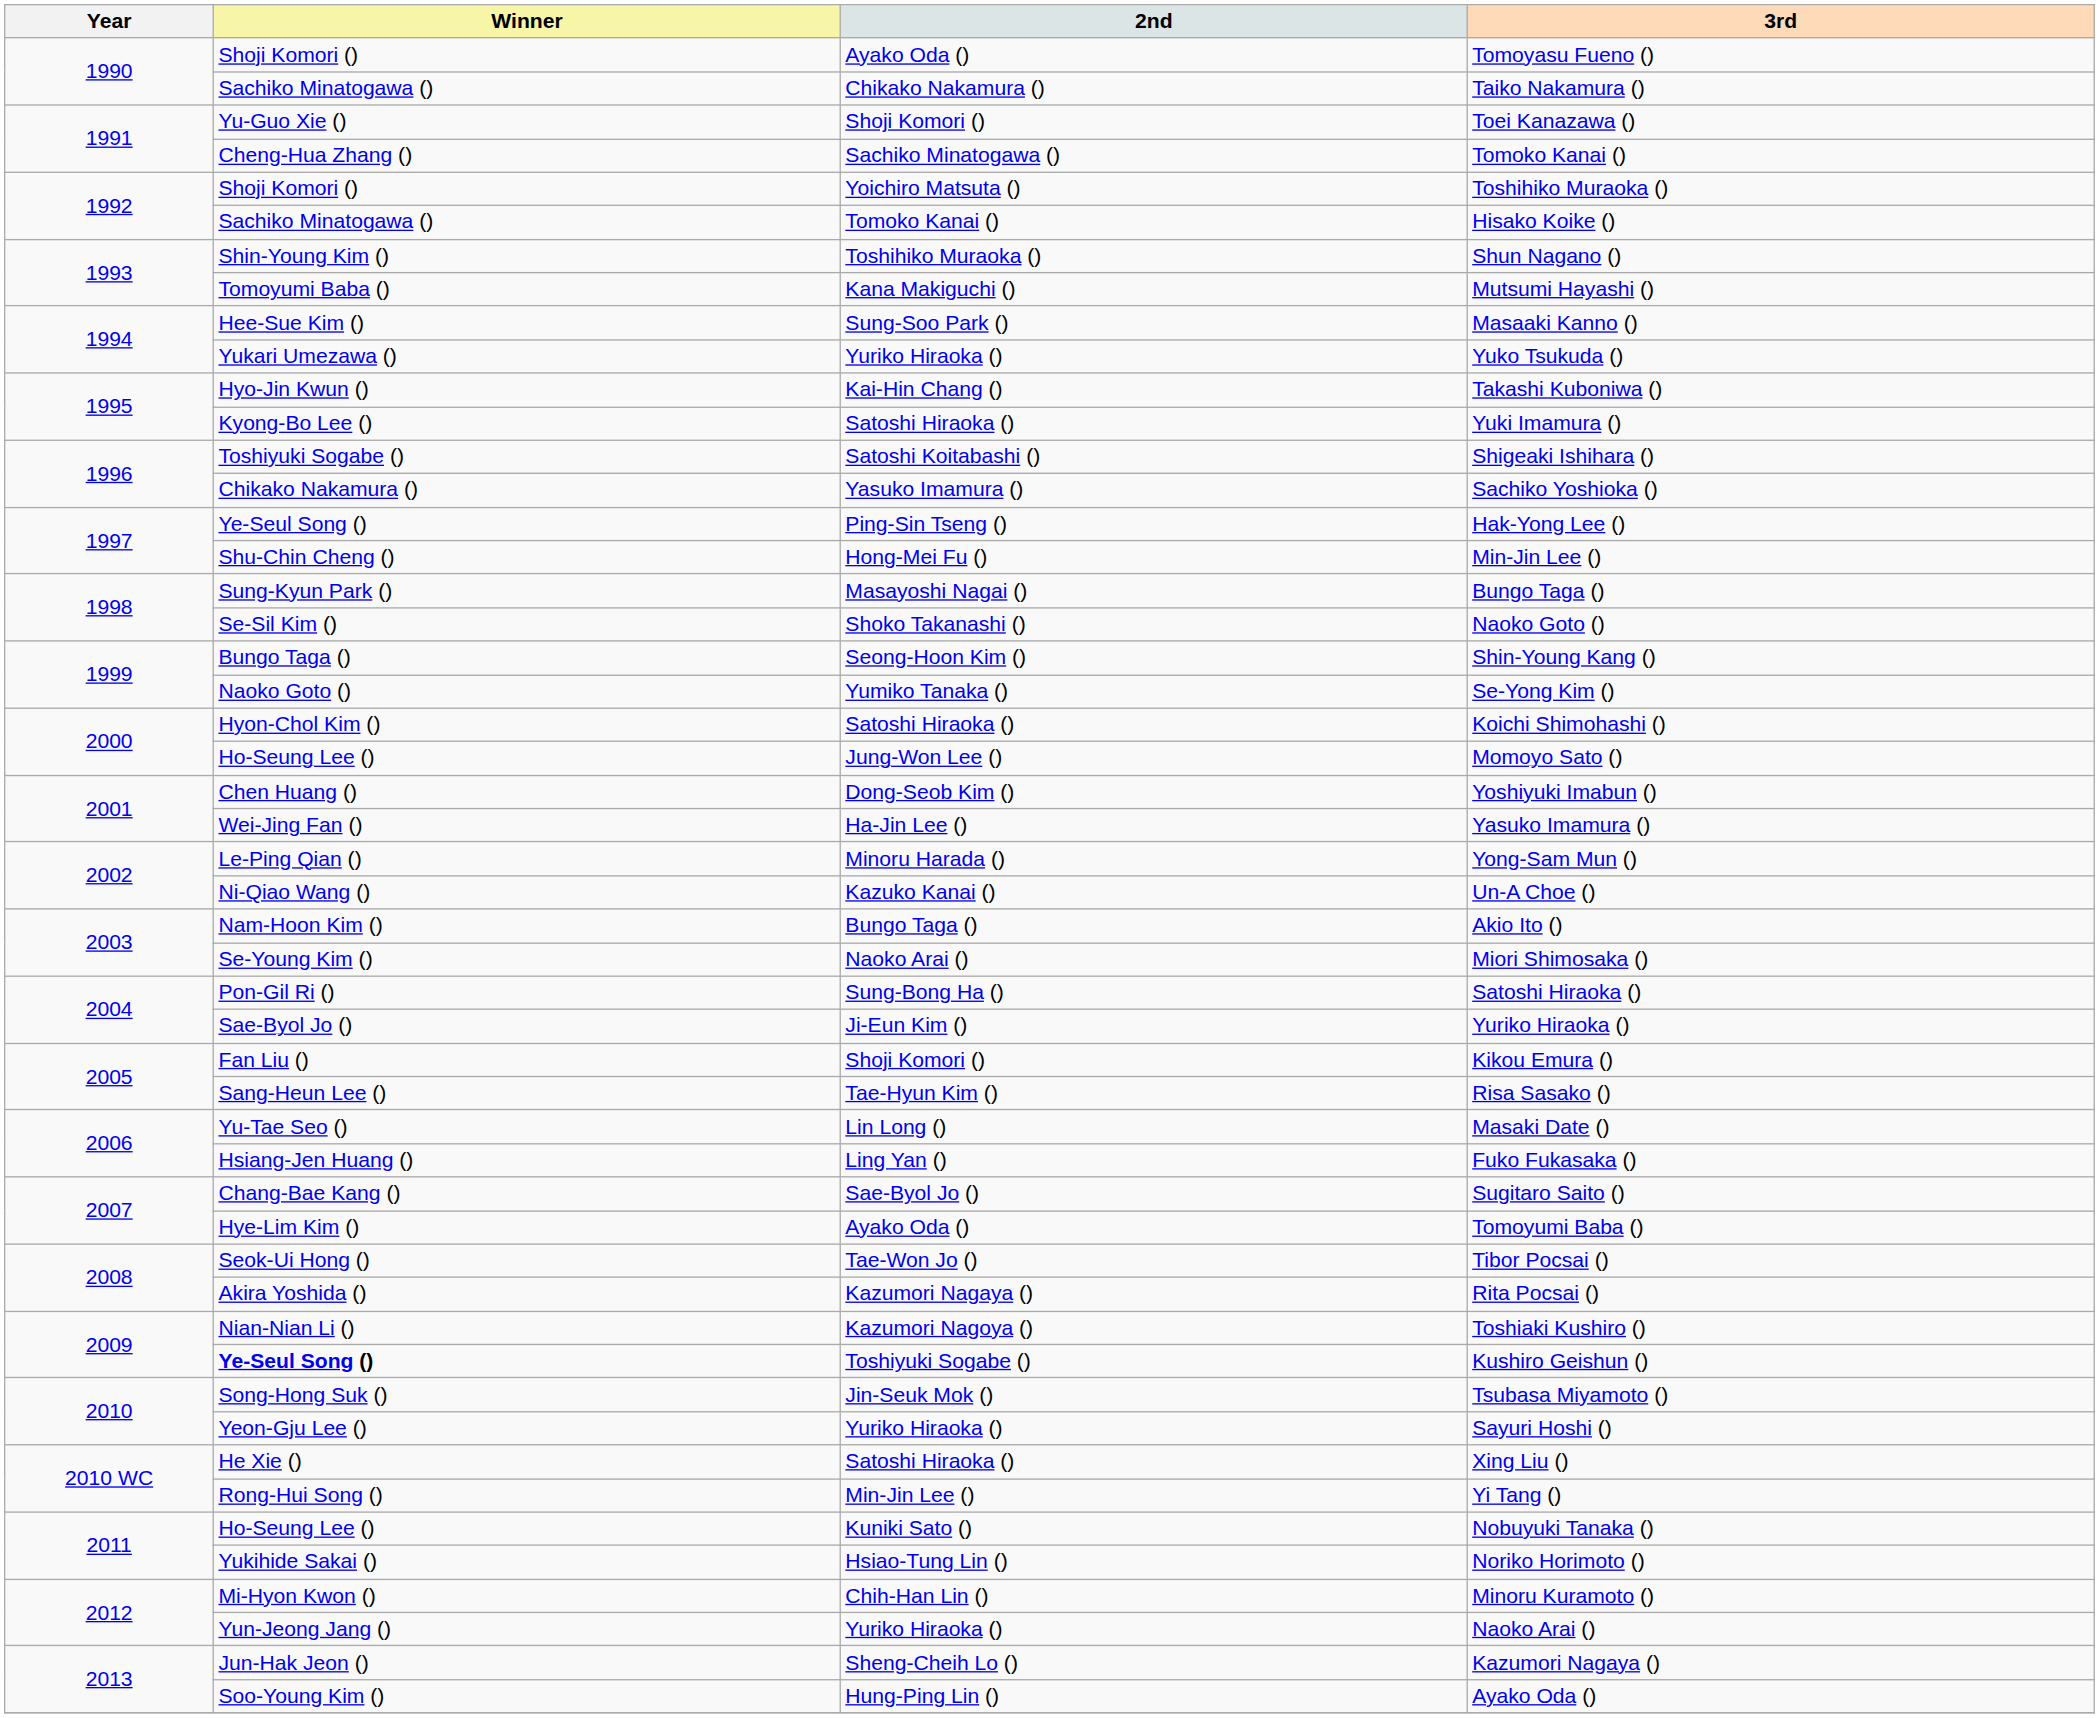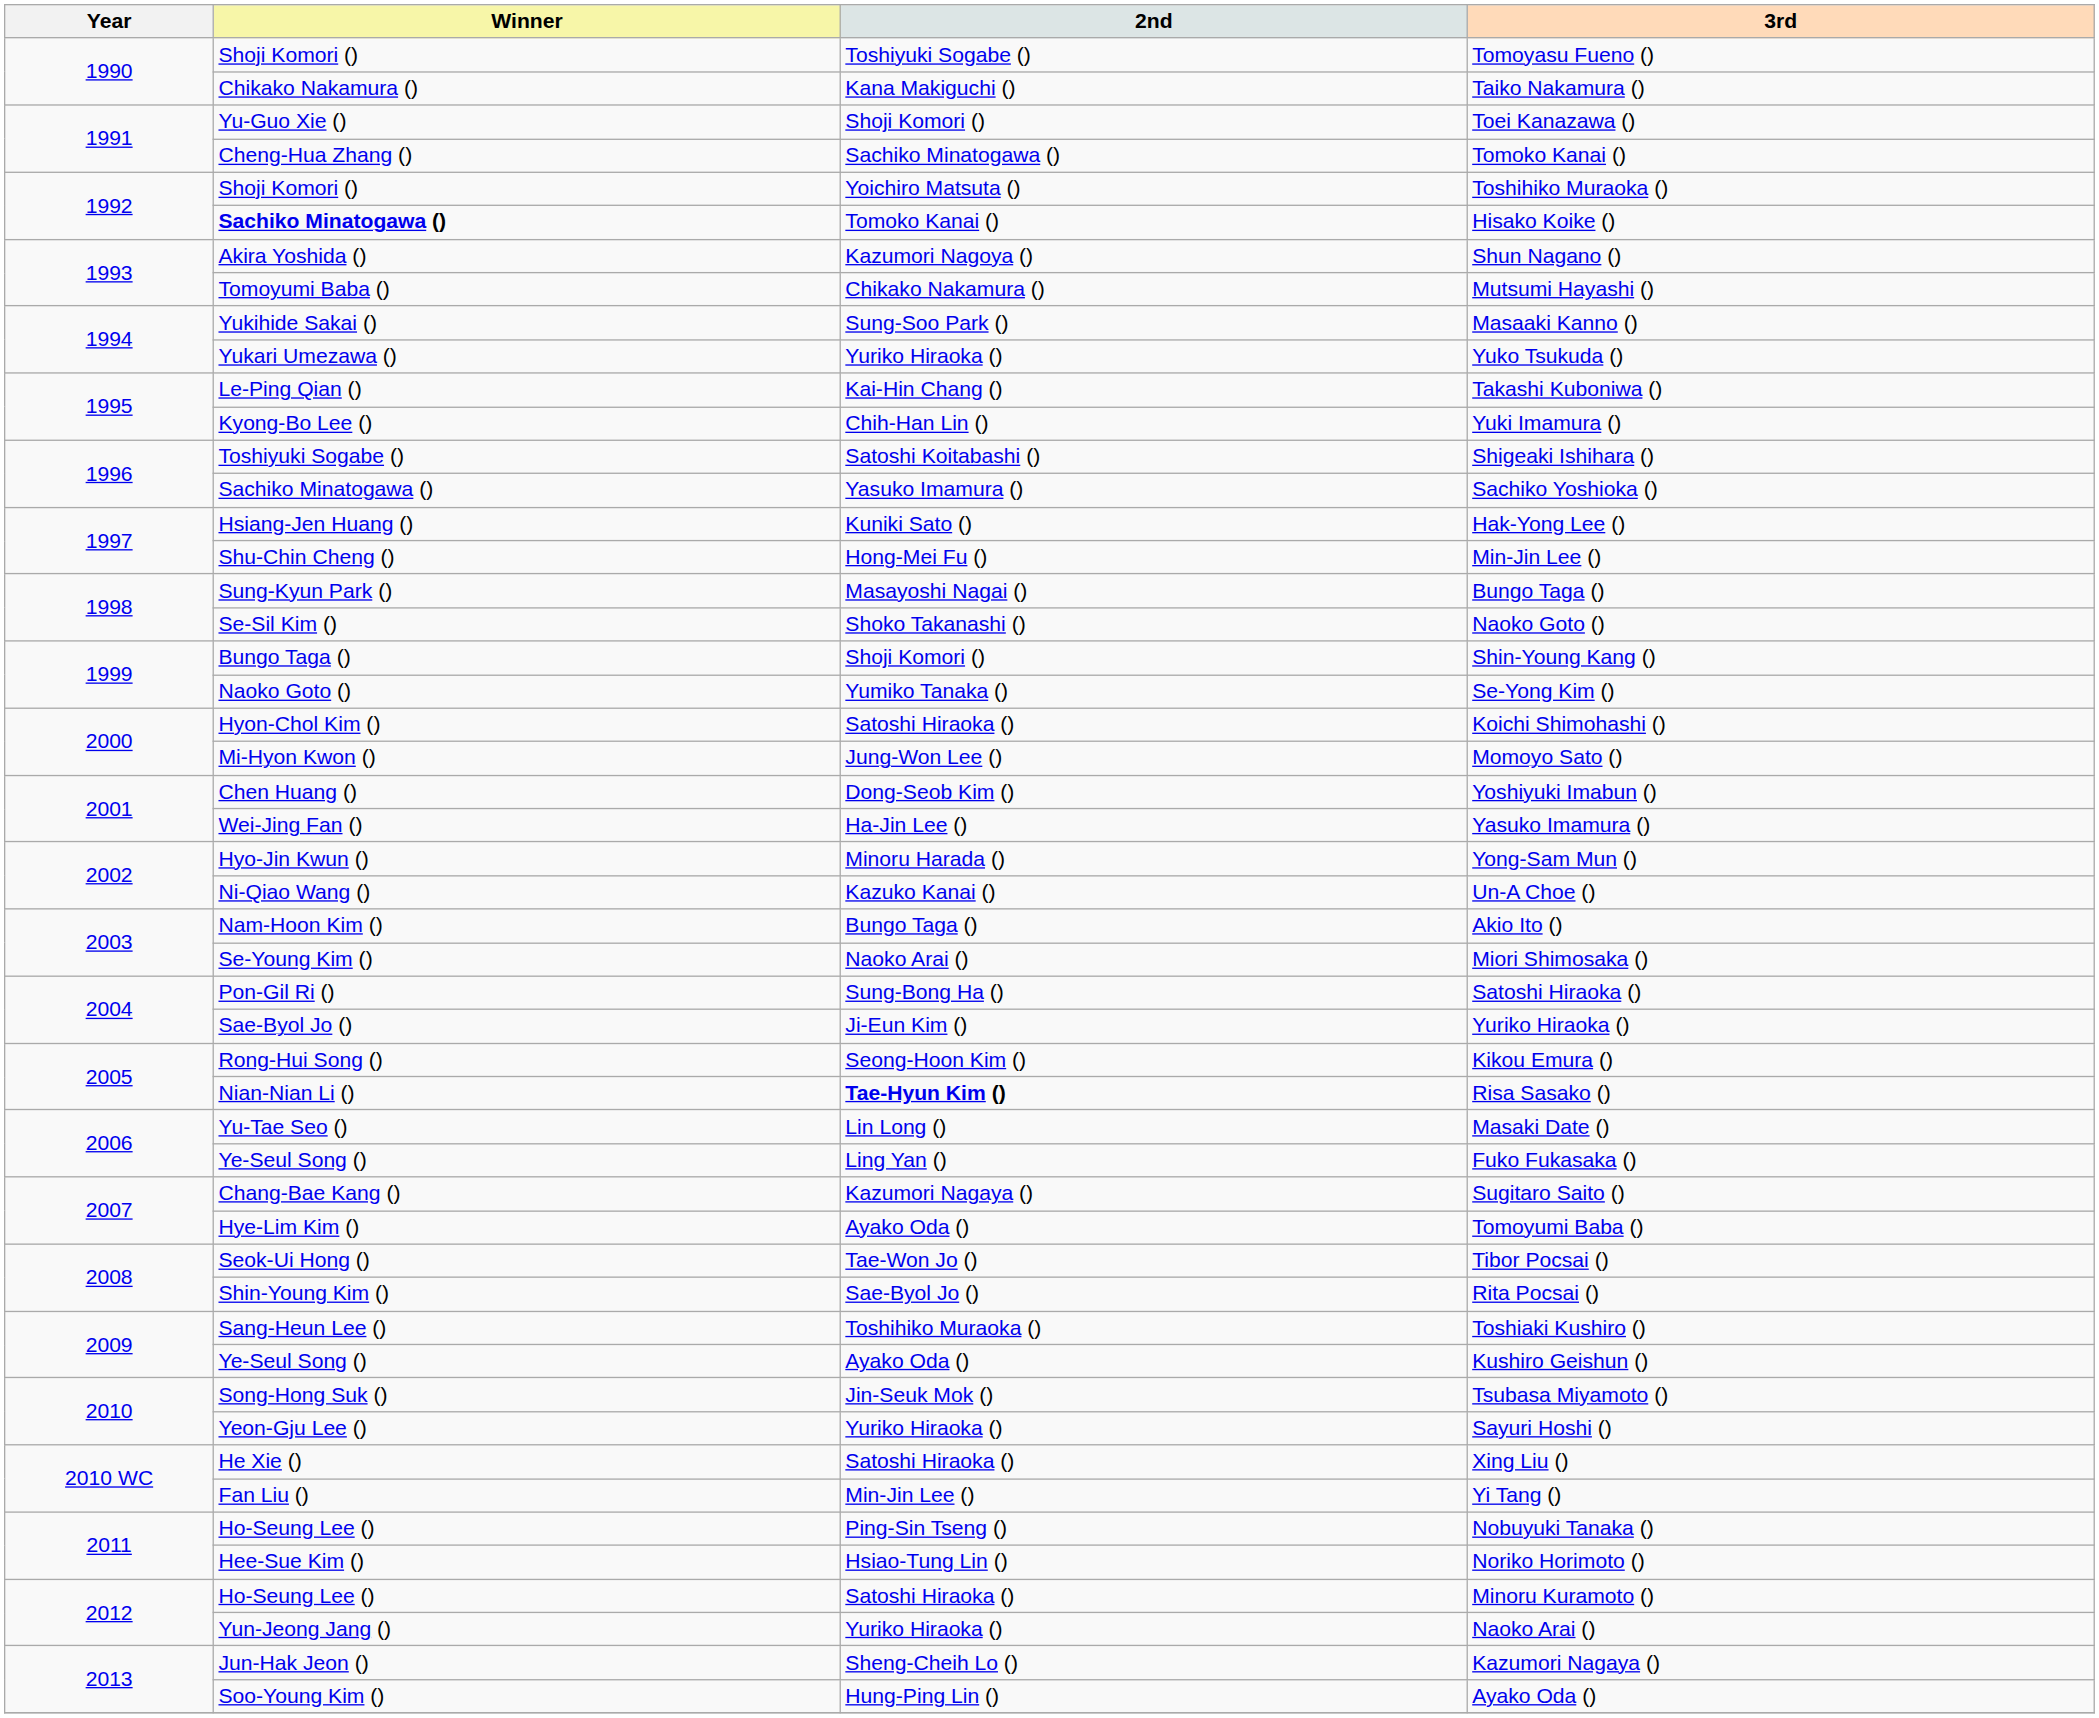(907, 54) Ayako Oda () -> (938, 54) Toshiyuki Sogabe ()
(326, 88) Sachiko Minatogawa () -> (318, 88) Chikako Nakamura ()
(945, 88) Chikako Nakamura () -> (930, 88) Kana Makiguchi ()
(326, 222) normal -> (332, 222) bold
(304, 255) Shin-Young Kim () -> (292, 255) Akira Yoshida ()
(943, 255) Toshihiko Muraoka () -> (939, 255) Kazumori Nagoya ()
(930, 289) Kana Makiguchi () -> (945, 289) Chikako Nakamura ()
(291, 322) Hee-Sue Kim () -> (298, 322) Yukihide Sakai ()
(294, 389) Hyo-Jin Kwun () -> (290, 389) Le-Ping Qian ()
(930, 423) Satoshi Hiraoka () -> (917, 423) Chih-Han Lin ()
(318, 490) Chikako Nakamura () -> (326, 490) Sachiko Minatogawa ()
(293, 523) Ye-Seul Song () -> (316, 523) Hsiang-Jen Huang ()
(926, 523) Ping-Sin Tseng () -> (909, 523) Kuniki Sato ()
(936, 657) Seong-Hoon Kim () -> (915, 657) Shoji Komori ()
(297, 758) Ho-Seung Lee () -> (297, 758) Mi-Hyon Kwon ()
(290, 858) Le-Ping Qian () -> (294, 858) Hyo-Jin Kwun ()
(264, 1059) Fan Liu () -> (301, 1059) Rong-Hui Song ()
(915, 1059) Shoji Komori () -> (936, 1059) Seong-Hoon Kim ()
(302, 1093) Sang-Heun Lee () -> (287, 1093) Nian-Nian Li ()
(922, 1093) normal -> (926, 1093) bold
(316, 1160) Hsiang-Jen Huang () -> (293, 1160) Ye-Seul Song ()
(912, 1193) Sae-Byol Jo () -> (939, 1193) Kazumori Nagaya ()
(292, 1294) Akira Yoshida () -> (304, 1294) Shin-Young Kim ()
(939, 1294) Kazumori Nagaya () -> (912, 1294) Sae-Byol Jo ()
(287, 1327) Nian-Nian Li () -> (302, 1327) Sang-Heun Lee ()
(939, 1327) Kazumori Nagoya () -> (943, 1327) Toshihiko Muraoka ()
(296, 1361) bold -> (293, 1361) normal
(938, 1361) Toshiyuki Sogabe () -> (907, 1361) Ayako Oda ()
(301, 1495) Rong-Hui Song () -> (264, 1495) Fan Liu ()
(909, 1528) Kuniki Sato () -> (926, 1528) Ping-Sin Tseng ()
(298, 1562) Yukihide Sakai () -> (291, 1562) Hee-Sue Kim ()
(297, 1595) Mi-Hyon Kwon () -> (297, 1595) Ho-Seung Lee ()
(917, 1595) Chih-Han Lin () -> (930, 1595) Satoshi Hiraoka ()
